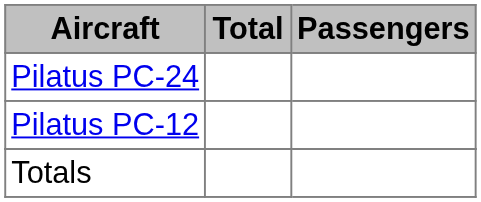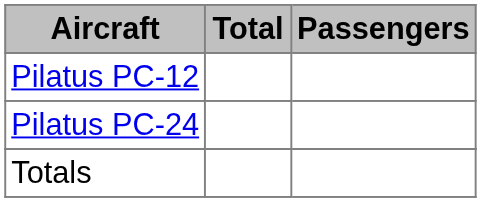rows swapped: (105, 124) <-> (105, 76)
